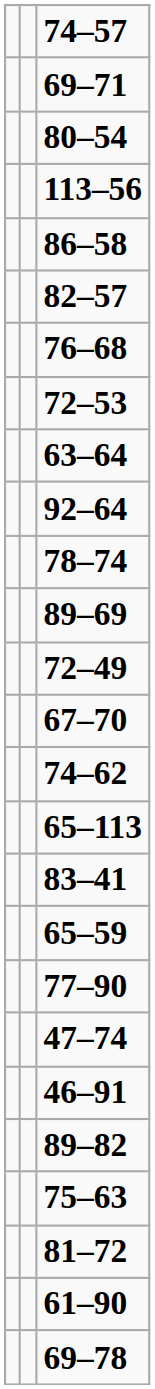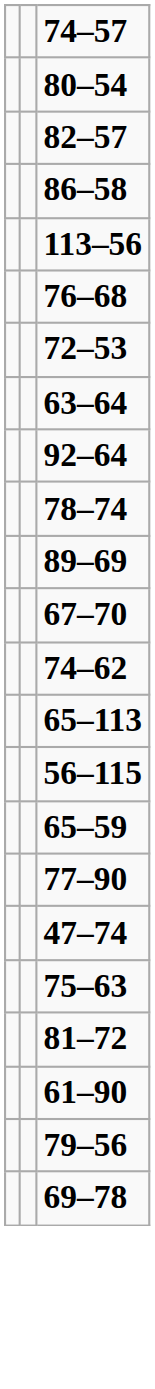- row: (85, 84)
rows swapped: (85, 296) <-> (93, 190)
- row: (85, 667)
- row: (85, 879)
+ row: (93, 773)
- row: (85, 1091)
- row: (85, 1144)
+ row: (85, 1144)
